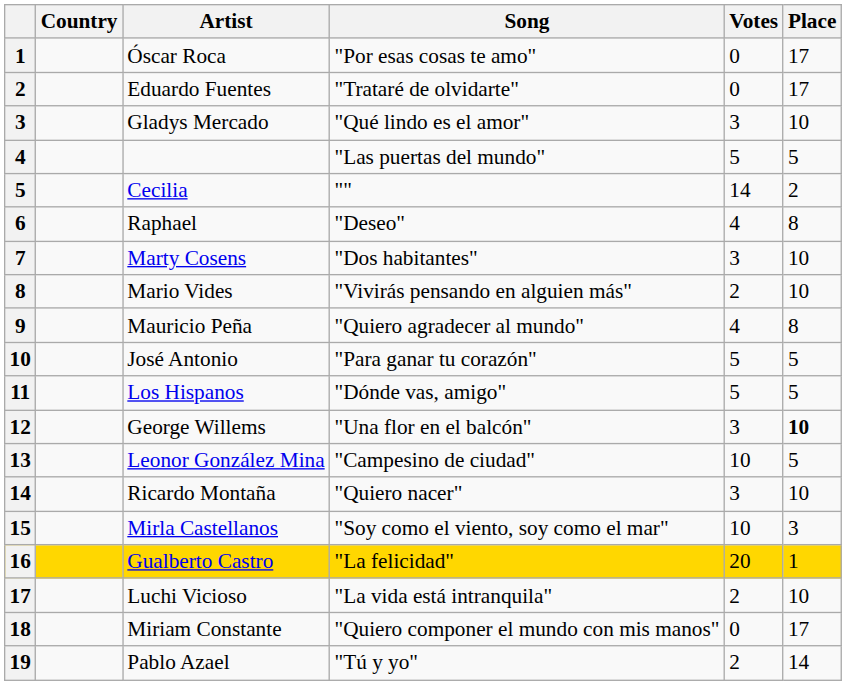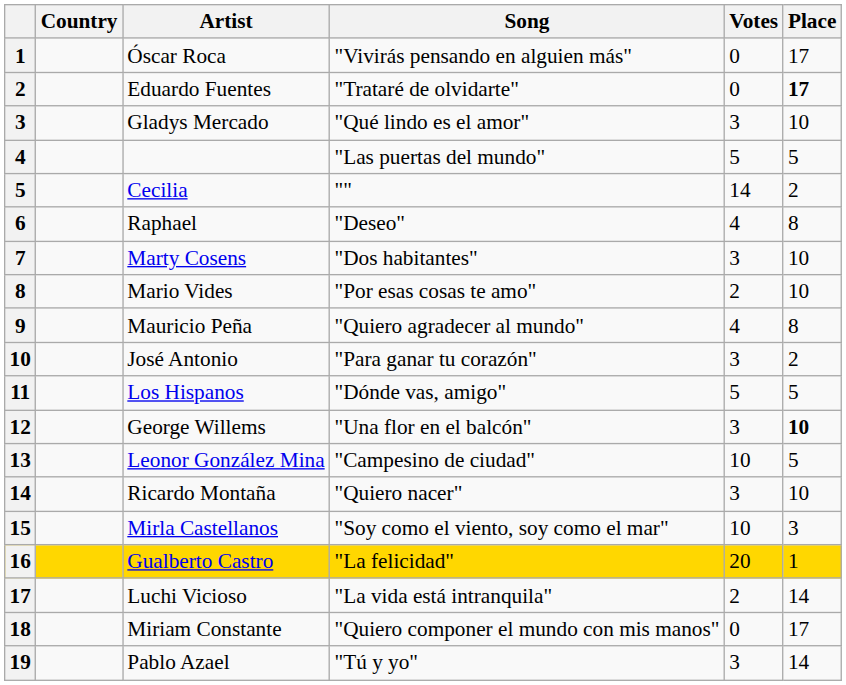(435, 55) "Por esas cosas te amo" -> (483, 55) "Vivirás pensando en alguien más"
(799, 88) normal -> (799, 88) bold
(483, 291) "Vivirás pensando en alguien más" -> (435, 291) "Por esas cosas te amo"
(735, 358) 5 -> (735, 358) 3
(793, 358) 5 -> (793, 358) 2
(799, 595) 10 -> (799, 595) 14
(735, 662) 2 -> (735, 662) 3
